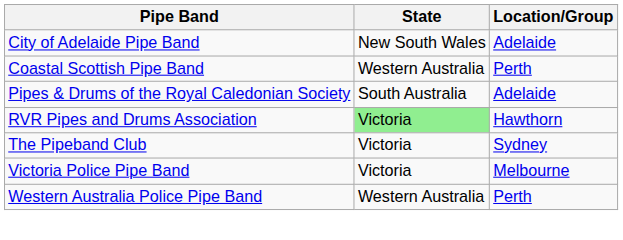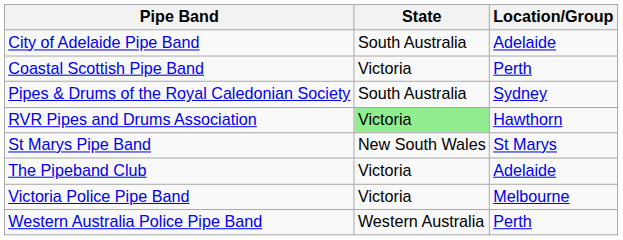(422, 42) New South Wales -> (412, 42) South Australia
(421, 68) Western Australia -> (385, 68) Victoria
(525, 94) Adelaide -> (520, 94) Sydney
+ row: (80, 145)
(520, 145) Sydney -> (525, 171) Adelaide
